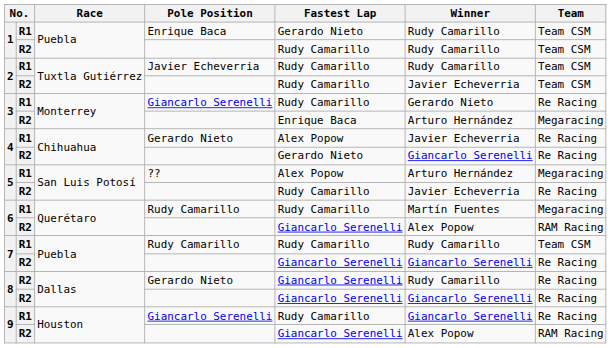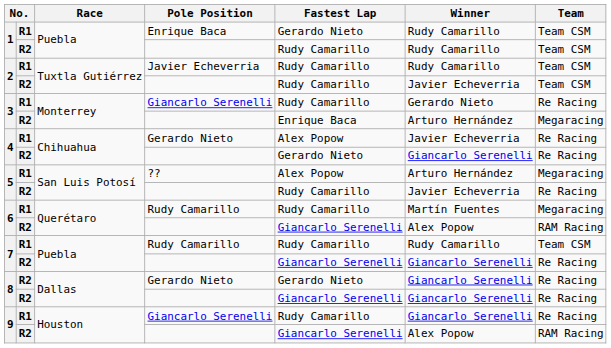(340, 280) Giancarlo Serenelli -> (320, 280) Gerardo Nieto
(454, 280) Rudy Camarillo -> (470, 280) Giancarlo Serenelli
